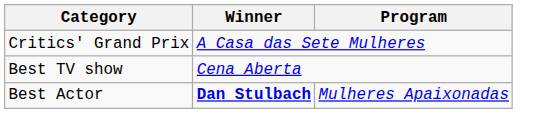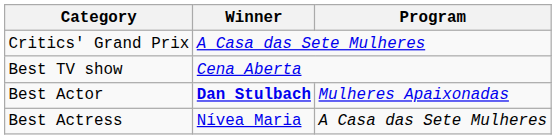+ row: (65, 121)
